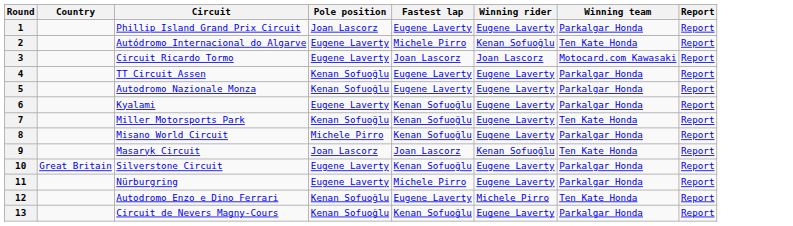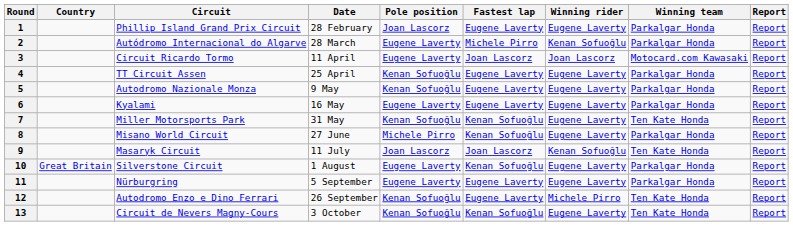+ column: (344, 12)
(598, 43) Ten Kate Honda -> (673, 43) Parkalgar Honda
(433, 105) Kenan Sofuoğlu -> (504, 105) Eugene Laverty
(430, 182) Michele Pirro -> (504, 182) Eugene Laverty
(601, 213) Parkalgar Honda -> (670, 213) Ten Kate Honda
